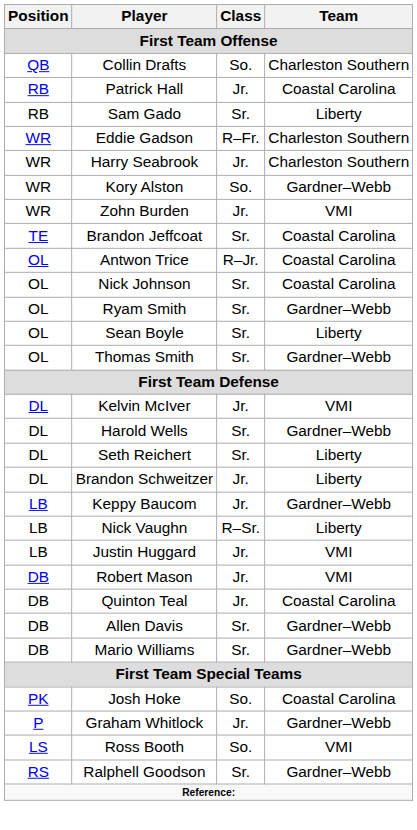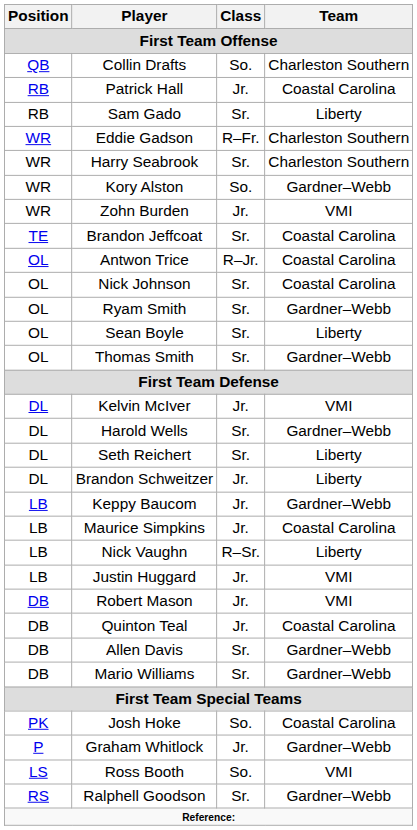(241, 162) Jr. -> (241, 162) Sr.
+ row: (144, 528)
